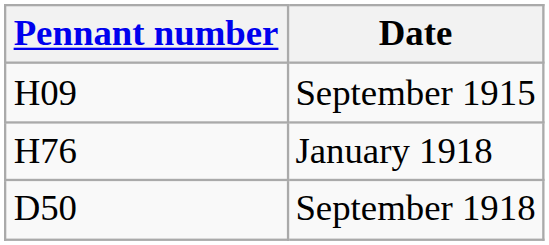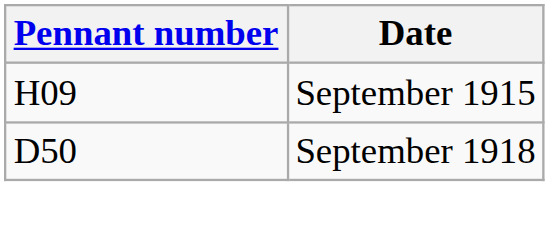- row: (394, 150)
